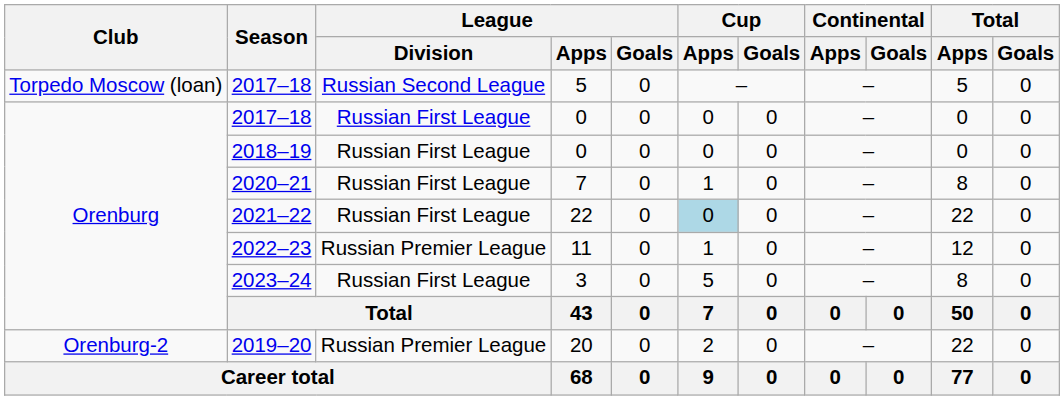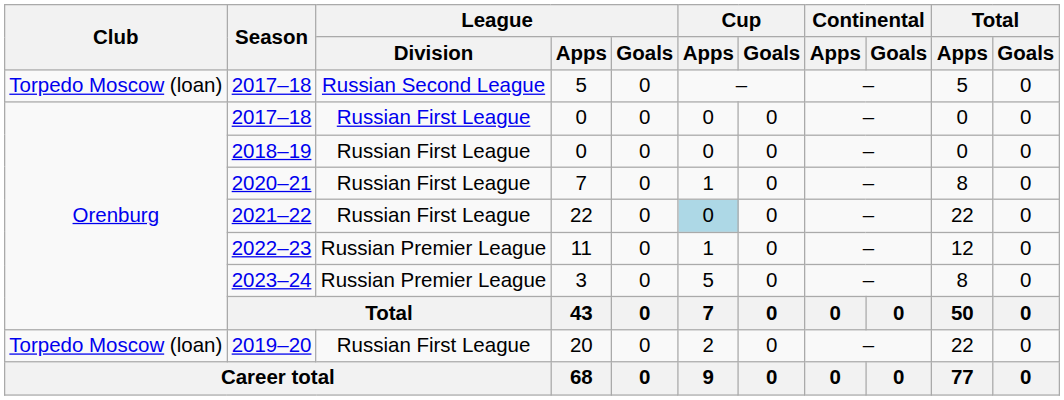(434, 280) Russian First League -> (434, 280) Russian Premier League
(116, 345) Orenburg-2 -> (116, 345) Torpedo Moscow (loan)
(434, 345) Russian Premier League -> (434, 345) Russian First League
